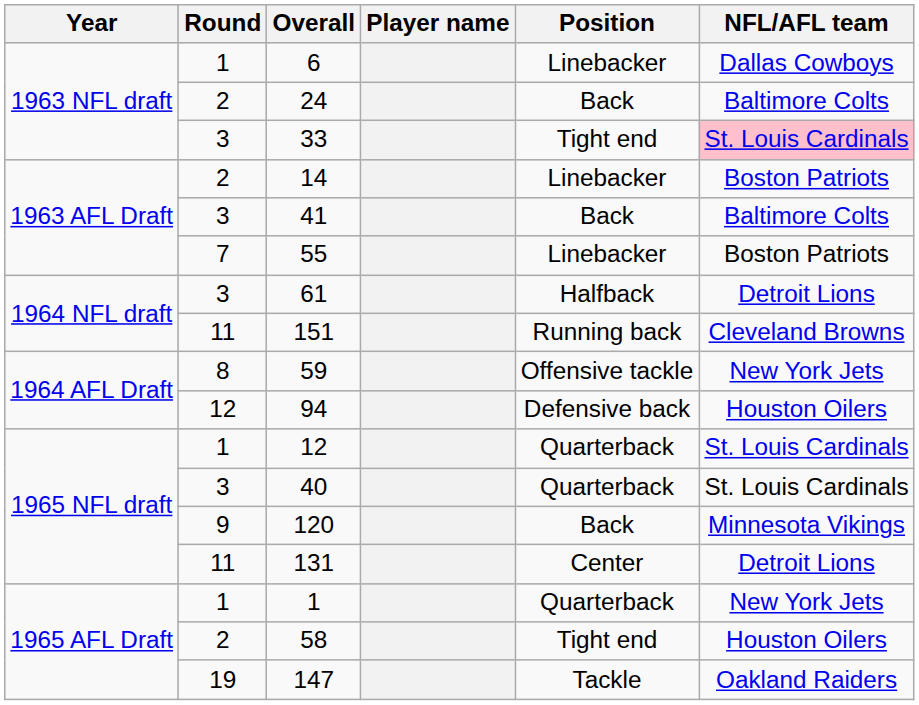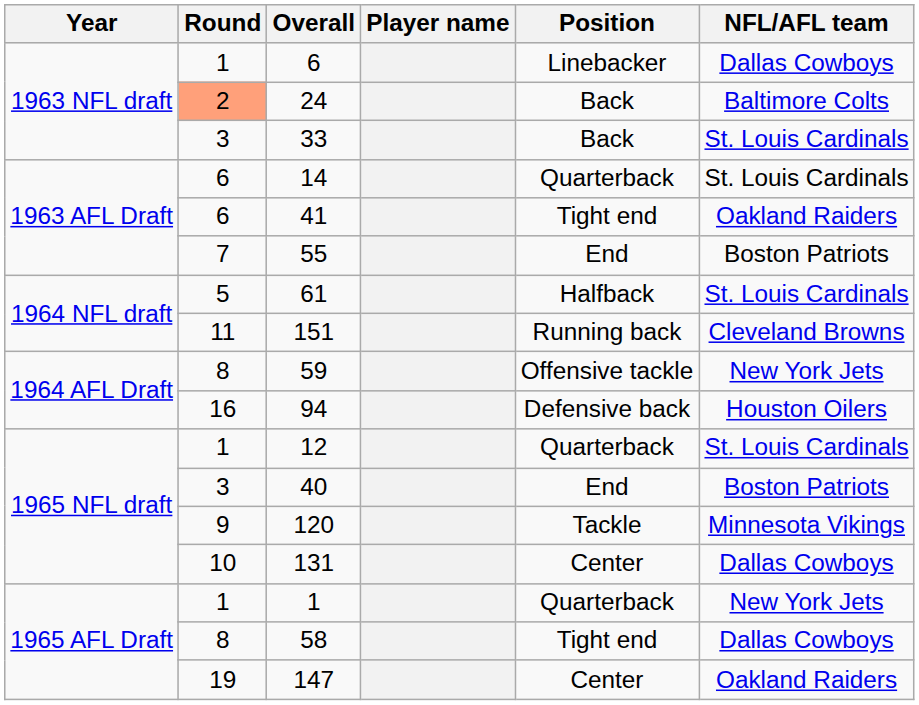(223, 100) no background -> (223, 100) lightsalmon background
(607, 139) Tight end -> (607, 139) Back
(807, 139) pink background -> (807, 139) no background
(223, 178) 2 -> (223, 178) 6
(607, 178) Linebacker -> (607, 178) Quarterback
(807, 178) Boston Patriots -> (807, 178) St. Louis Cardinals
(223, 216) 3 -> (223, 216) 6
(607, 216) Back -> (607, 216) Tight end
(807, 216) Baltimore Colts -> (807, 216) Oakland Raiders
(607, 255) Linebacker -> (607, 255) End
(223, 293) 3 -> (223, 293) 5
(807, 293) Detroit Lions -> (807, 293) St. Louis Cardinals
(223, 409) 12 -> (223, 409) 16
(607, 486) Quarterback -> (607, 486) End
(807, 486) St. Louis Cardinals -> (807, 486) Boston Patriots
(607, 525) Back -> (607, 525) Tackle
(223, 563) 11 -> (223, 563) 10
(807, 563) Detroit Lions -> (807, 563) Dallas Cowboys
(223, 640) 2 -> (223, 640) 8
(807, 640) Houston Oilers -> (807, 640) Dallas Cowboys
(607, 679) Tackle -> (607, 679) Center
